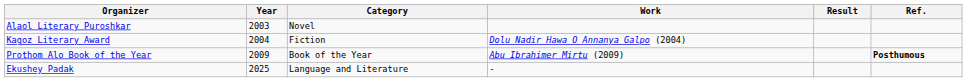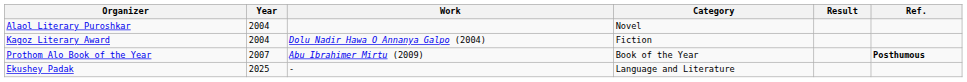columns swapped: (387, 12) <-> (651, 12)
(259, 27) 2003 -> (259, 27) 2004
(259, 55) 2009 -> (259, 55) 2007
